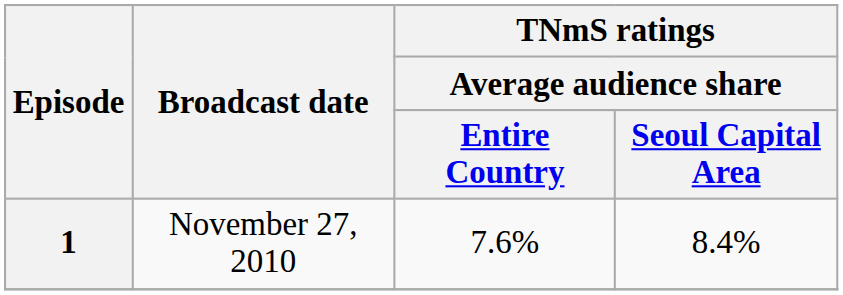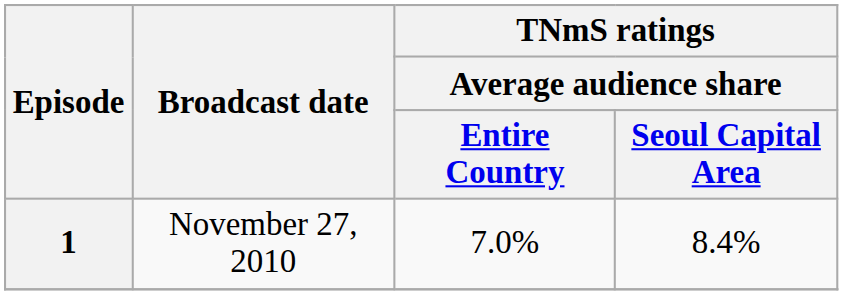(505, 243) 7.6% -> (505, 243) 7.0%
